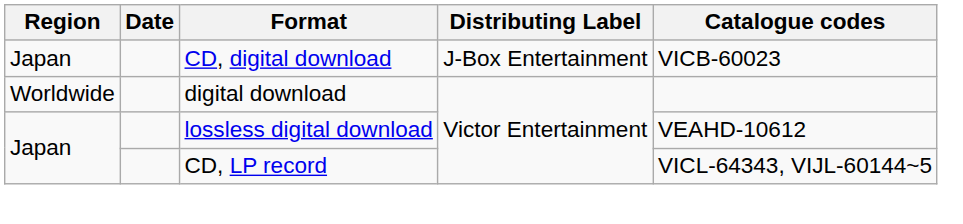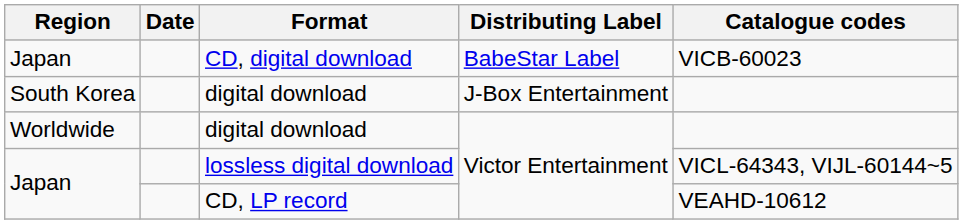(545, 58) J-Box Entertainment -> (542, 58) BabeStar Label
+ row: (73, 93)
(732, 129) VEAHD-10612 -> (816, 165) VICL-64343, VIJL-60144~5
(795, 165) VICL-64343, VIJL-60144~5 -> (753, 201) VEAHD-10612
